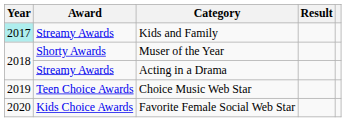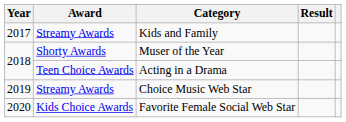(19, 32) paleturquoise background -> (19, 32) no background
(75, 70) Streamy Awards -> (85, 70) Teen Choice Awards
(85, 88) Teen Choice Awards -> (75, 88) Streamy Awards
